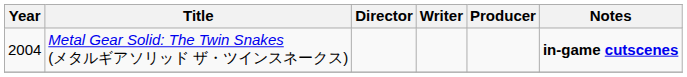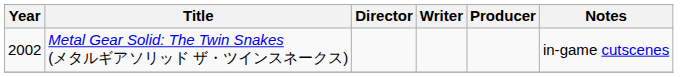(25, 50) 2004 -> (25, 50) 2002
(611, 50) bold -> (606, 50) normal
